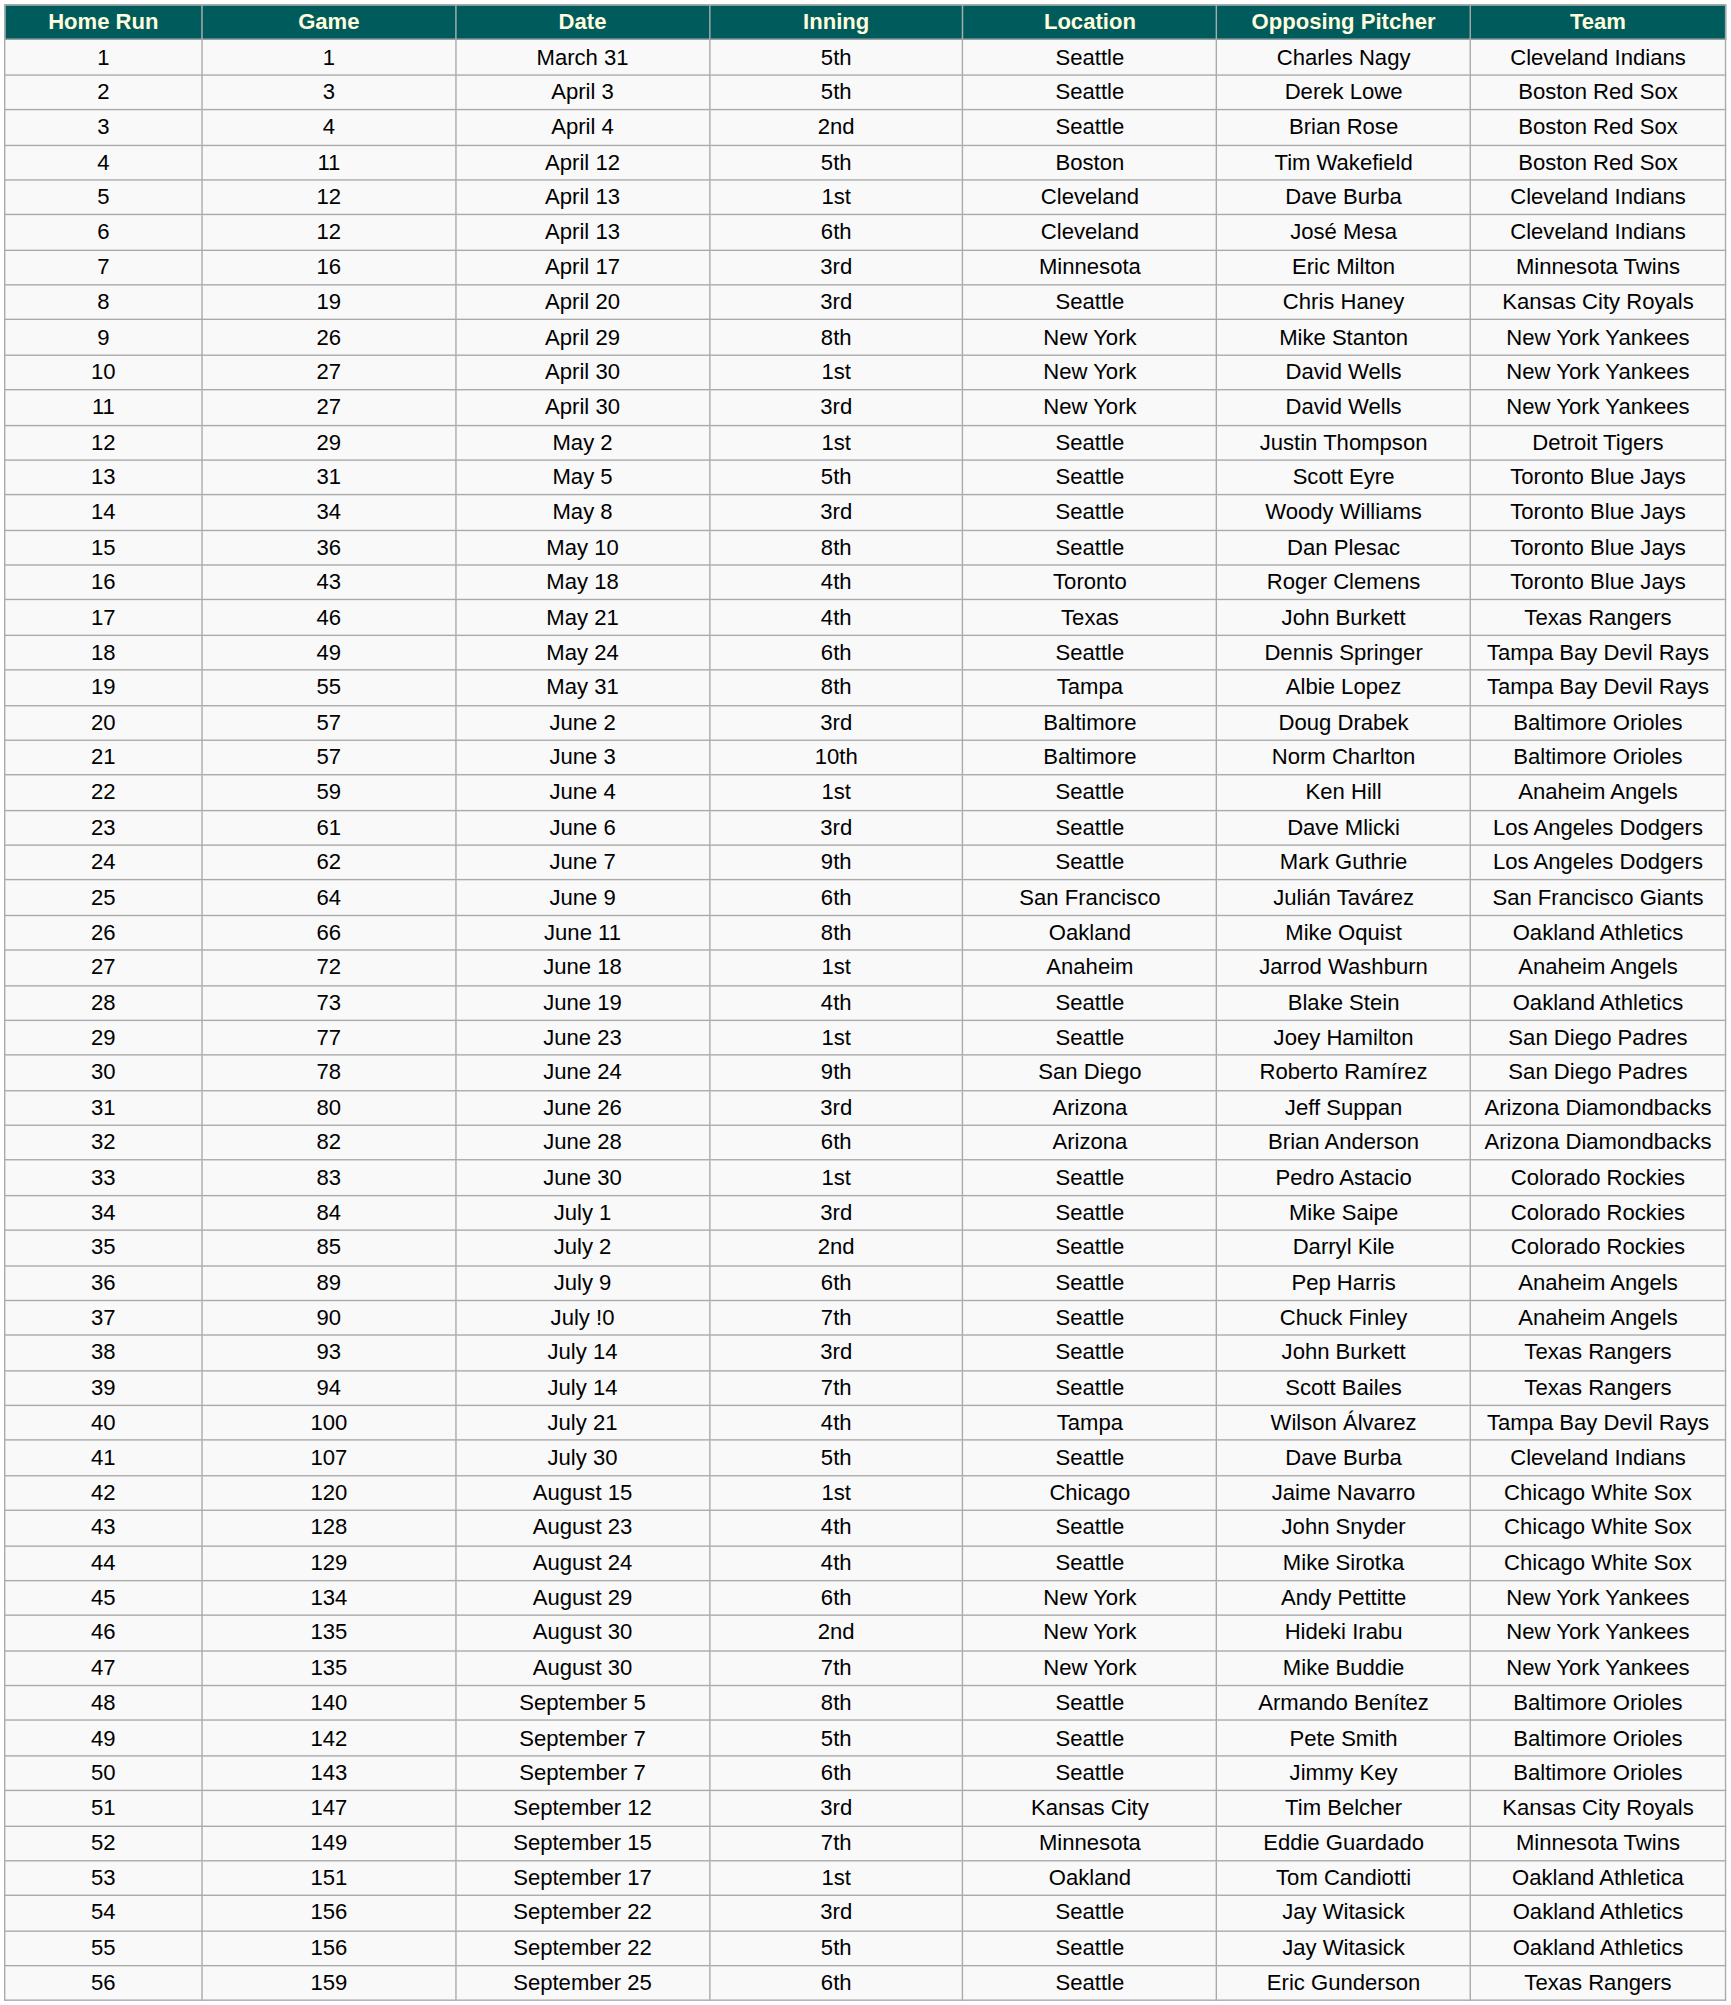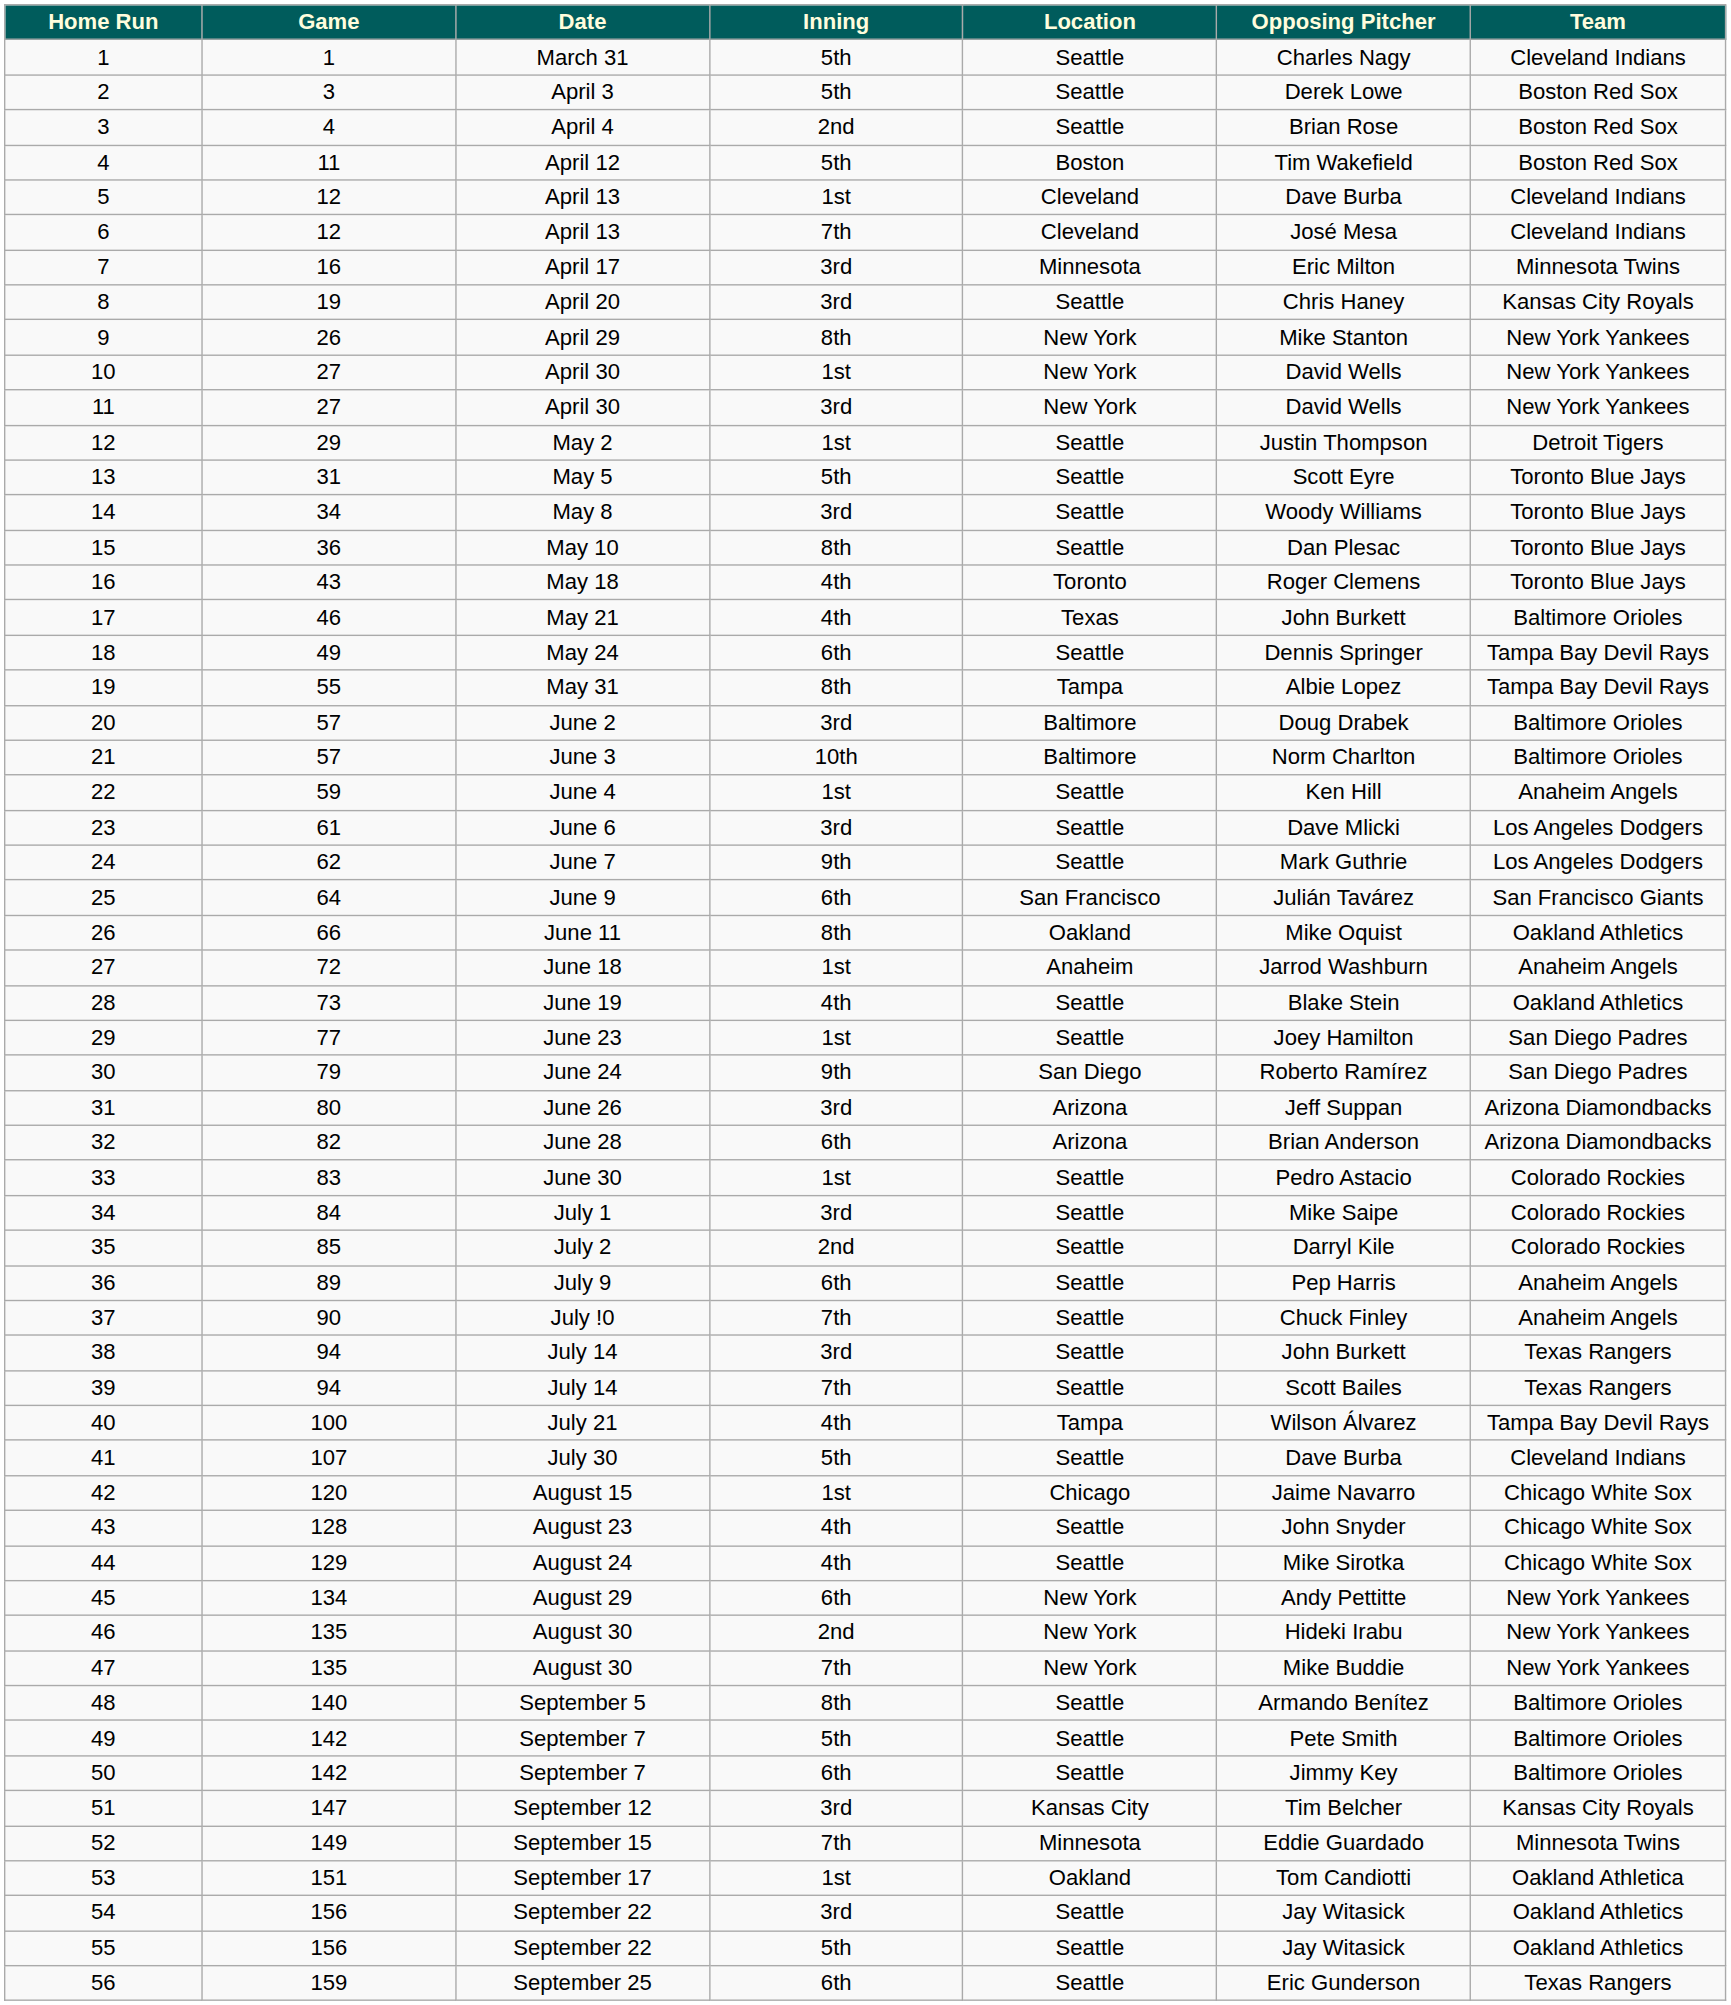(836, 232) 6th -> (836, 232) 7th
(1598, 617) Texas Rangers -> (1598, 617) Baltimore Orioles
(329, 1072) 78 -> (329, 1072) 79
(329, 1352) 93 -> (329, 1352) 94
(329, 1772) 143 -> (329, 1772) 142
